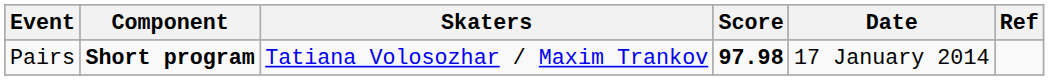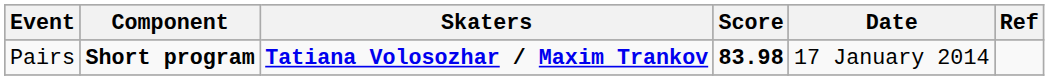(487, 58) normal -> (487, 58) bold
(751, 58) 97.98 -> (751, 58) 83.98
